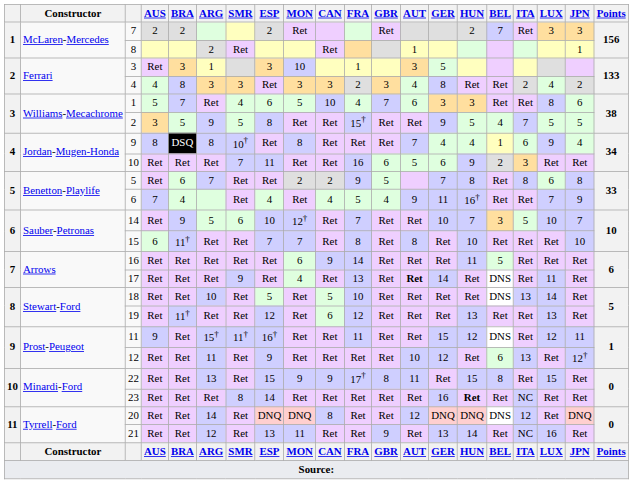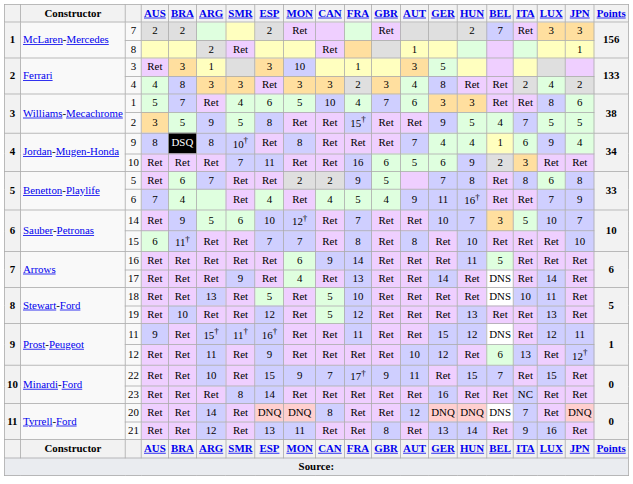(415, 278) bold -> (415, 278) normal
(551, 278) 11 -> (551, 278) 14
(211, 296) 10 -> (211, 296) 13
(525, 296) 13 -> (525, 296) 10
(551, 296) 14 -> (551, 296) 11
(182, 315) 11† -> (182, 314) 10
(330, 315) 6 -> (330, 314) 5
(211, 378) 13 -> (211, 375) 10
(330, 378) 9 -> (330, 375) 7
(386, 378) 8 -> (386, 375) 9
(500, 378) 8 -> (500, 375) 7
(472, 397) bold -> (472, 394) normal
(525, 415) 12 -> (525, 412) 7
(386, 433) 9 -> (386, 430) 8
(525, 433) NC -> (525, 430) 9
